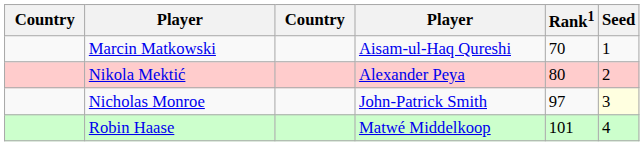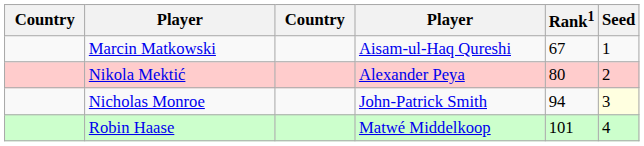(557, 48) 70 -> (557, 48) 67
(557, 101) 97 -> (557, 101) 94
